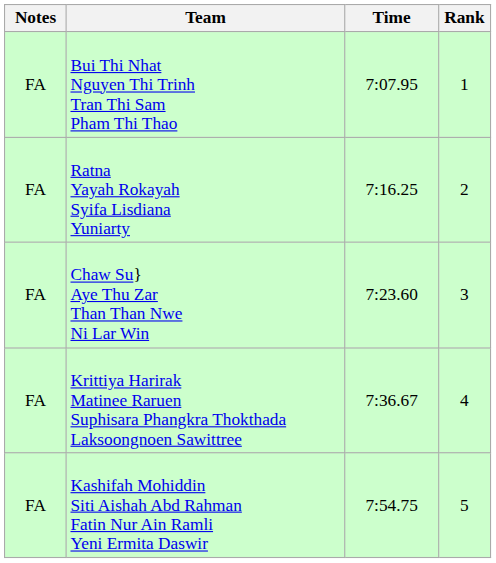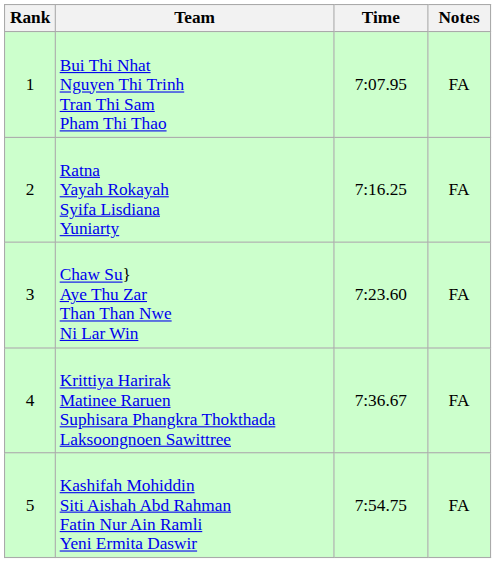columns swapped: (464, 18) <-> (36, 18)
